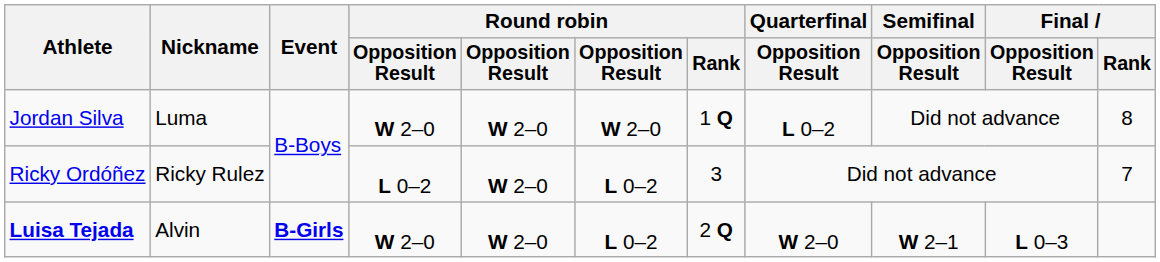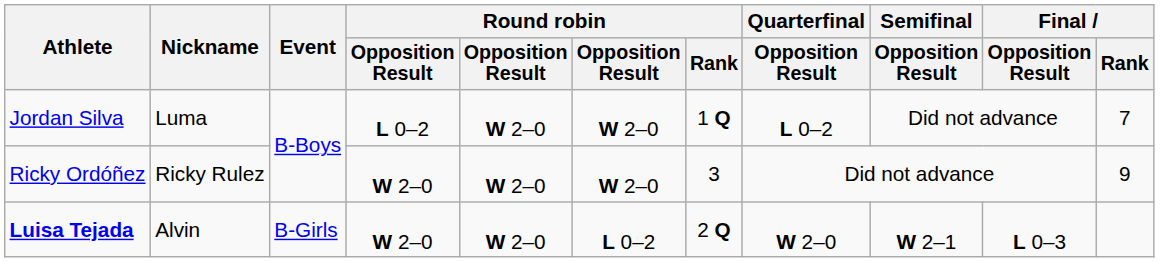(405, 130) W 2–0 -> (403, 130) L 0–2
(1127, 118) 8 -> (1125, 118) 7
(405, 186) L 0–2 -> (403, 186) W 2–0
(631, 186) L 0–2 -> (629, 186) W 2–0
(1127, 174) 7 -> (1125, 174) 9
(309, 230) bold -> (306, 230) normal
